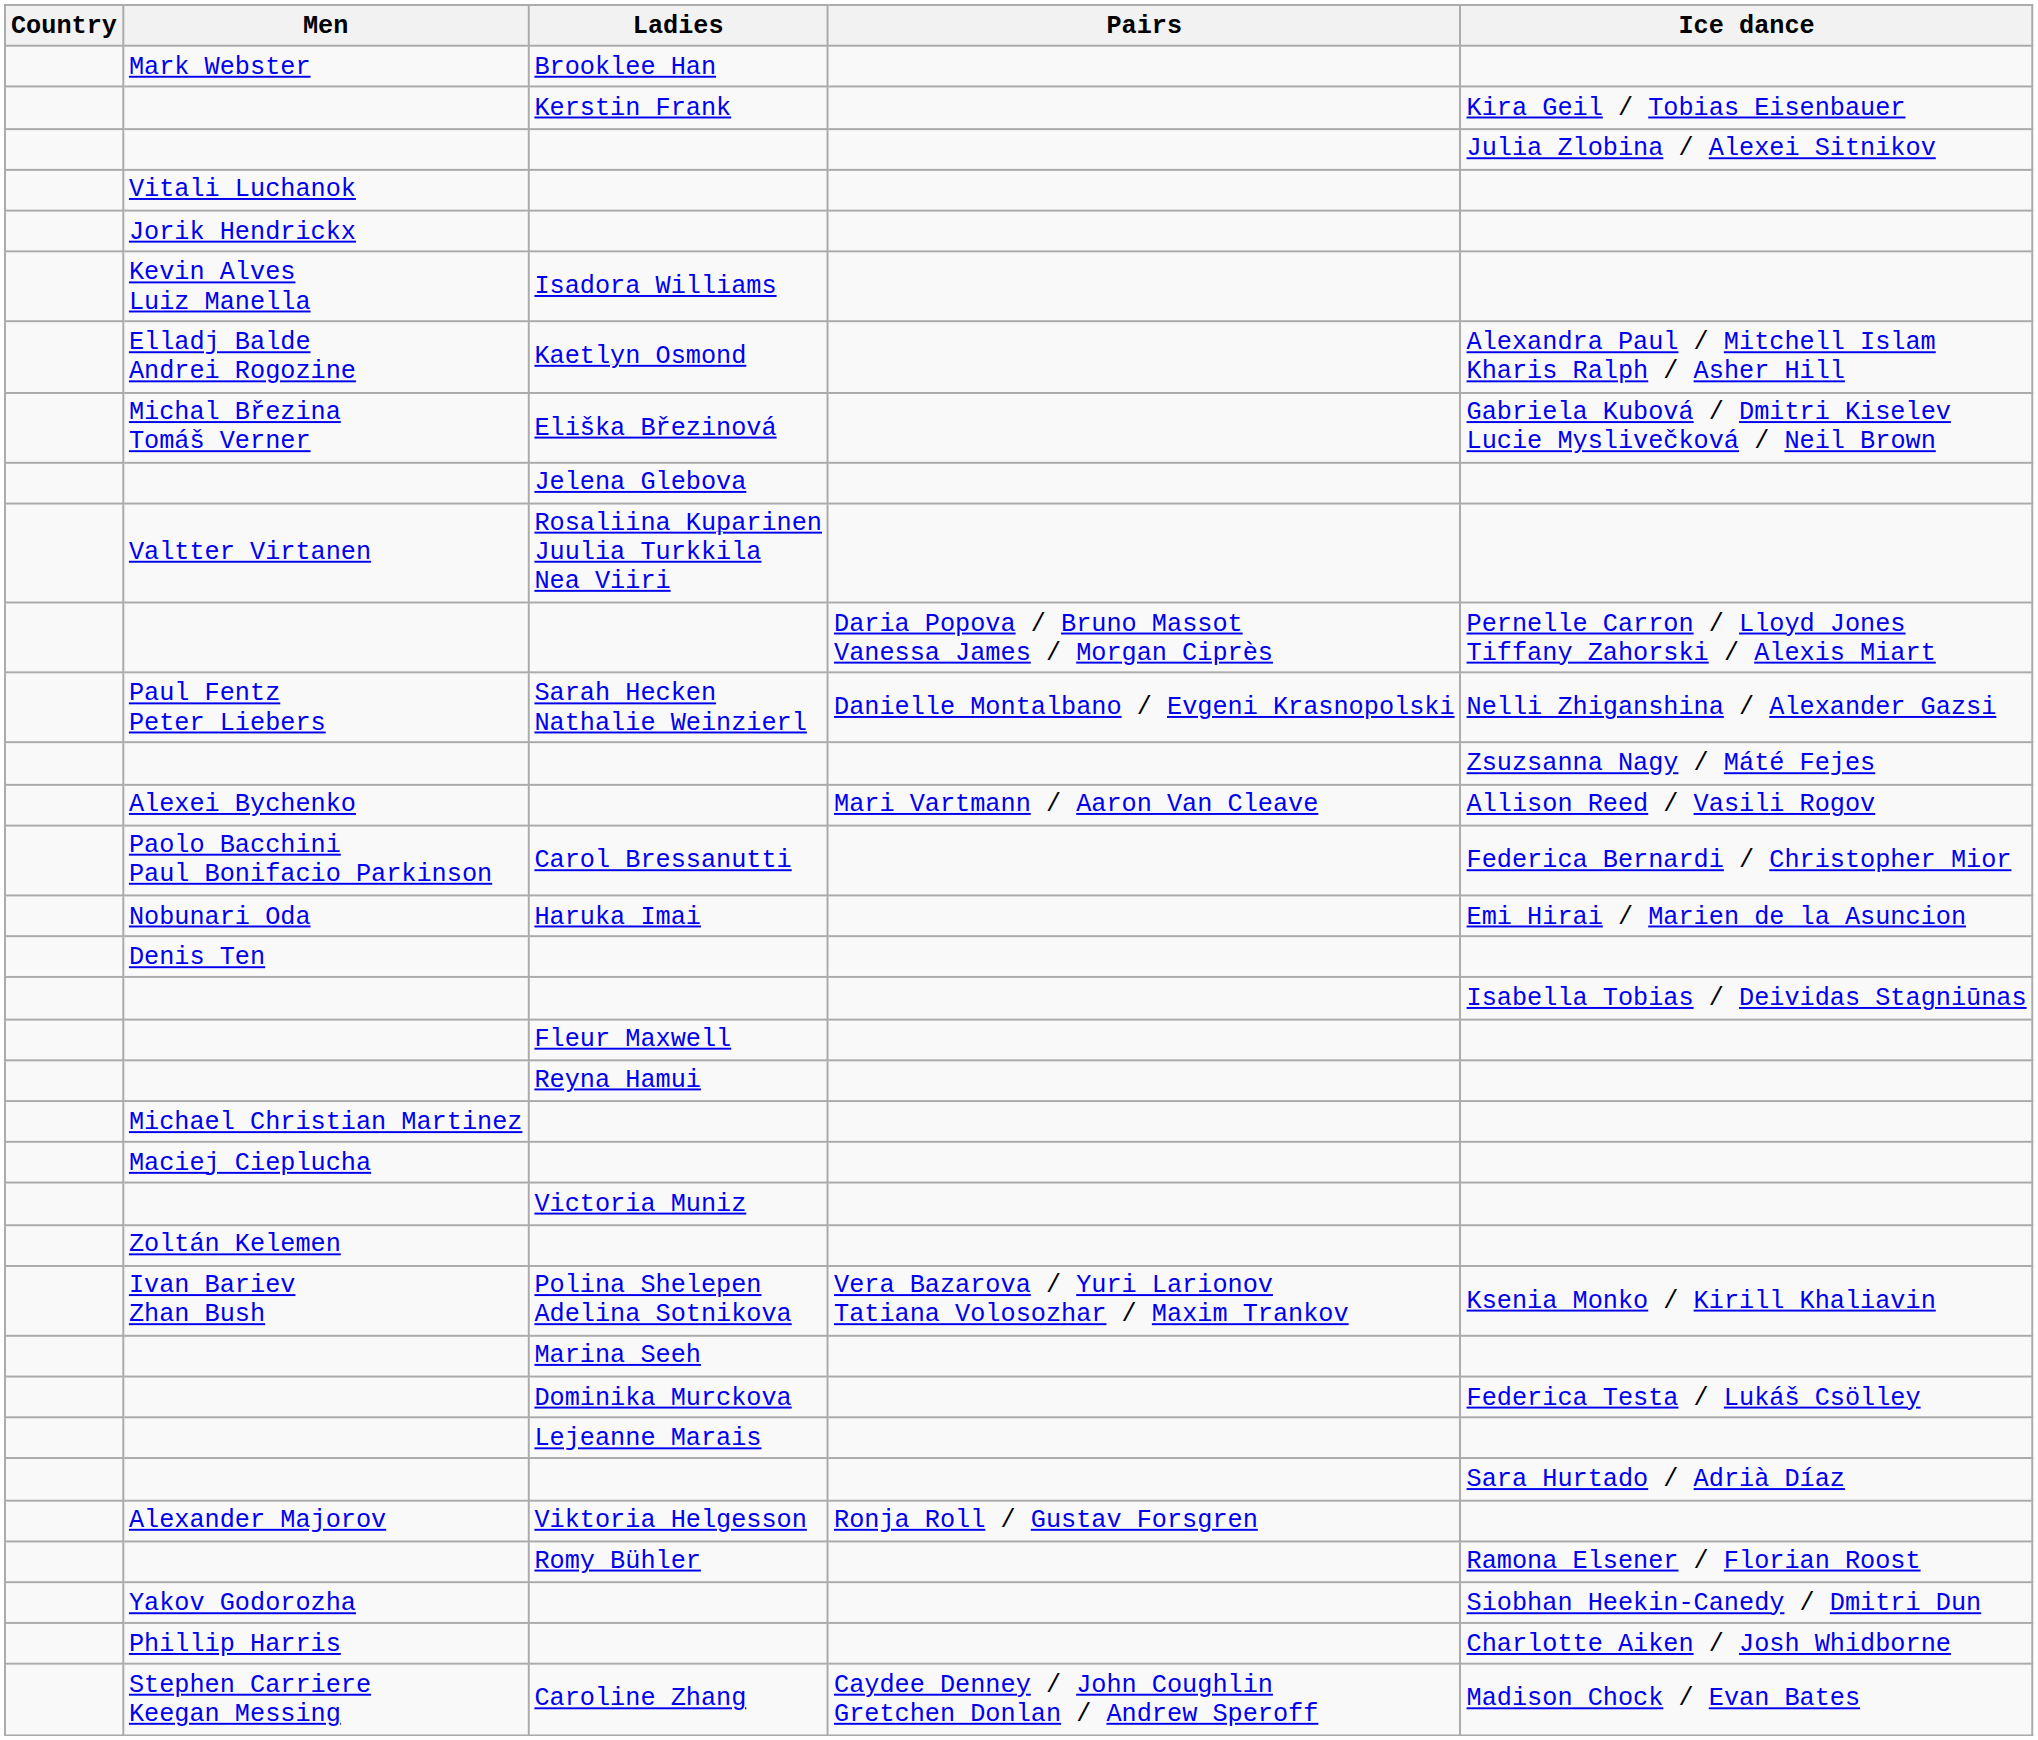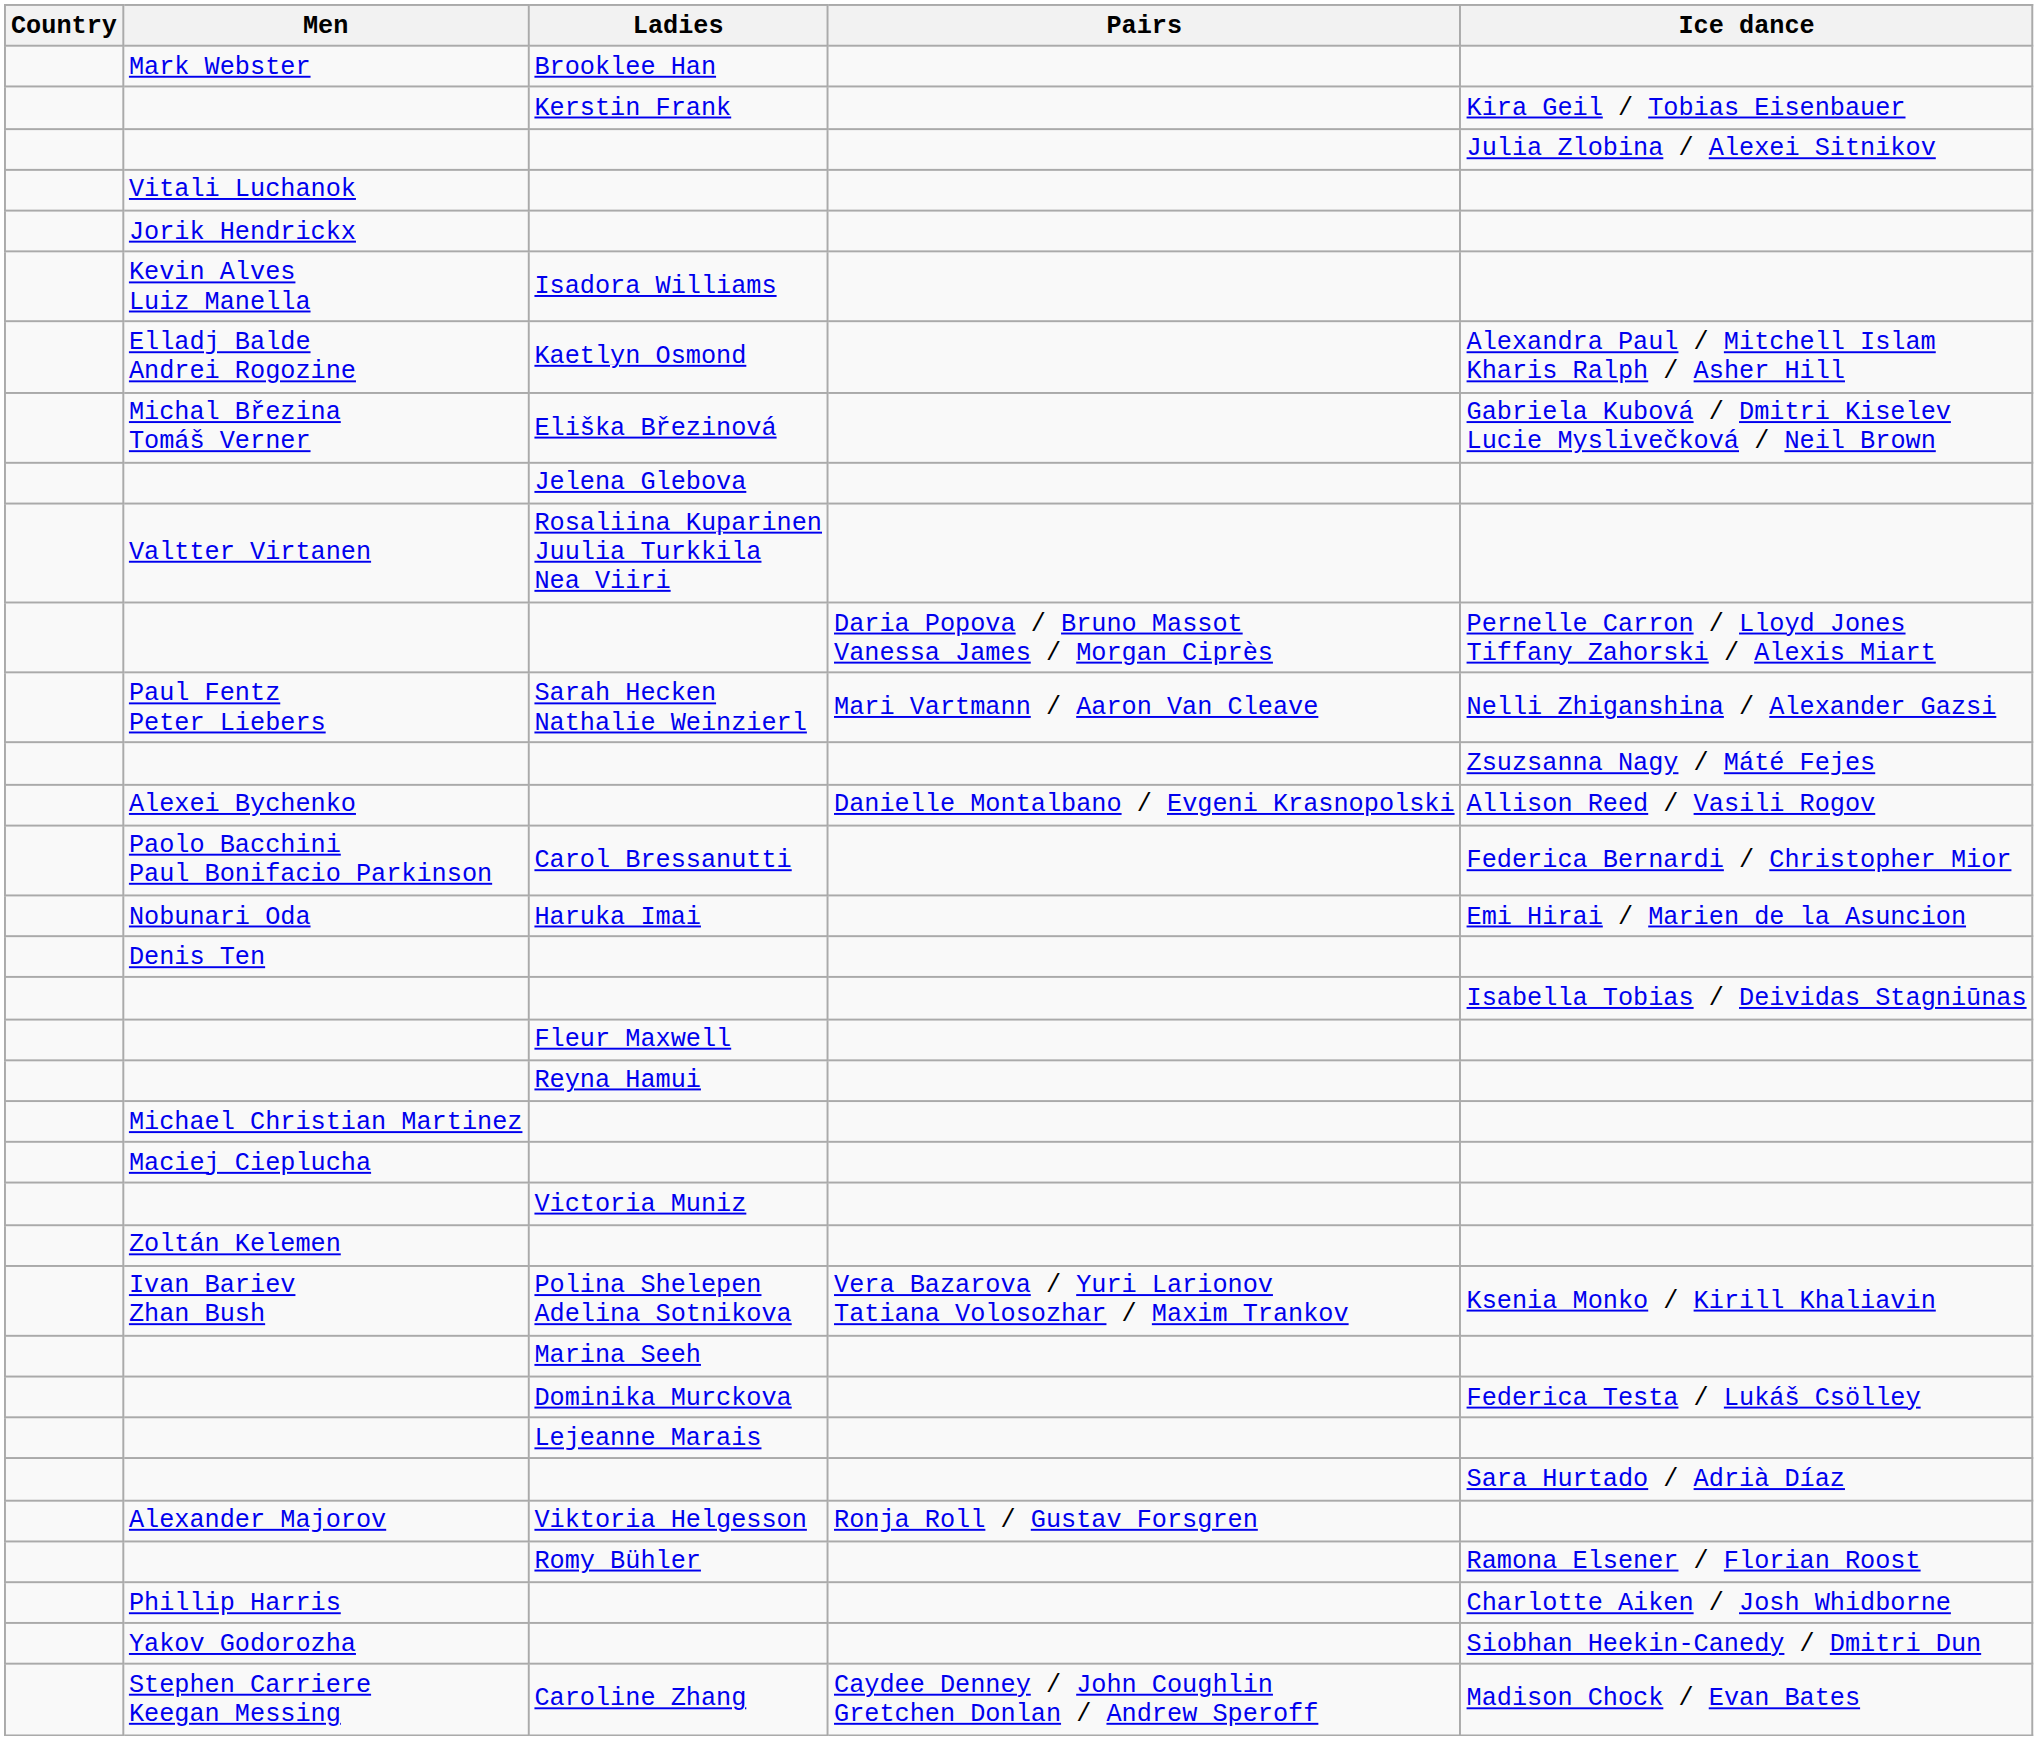(1144, 708) Danielle Montalbano / Evgeni Krasnopolski -> (1076, 708) Mari Vartmann / Aaron Van Cleave
(1076, 805) Mari Vartmann / Aaron Van Cleave -> (1144, 805) Danielle Montalbano / Evgeni Krasnopolski
rows swapped: (242, 1603) <-> (235, 1644)
